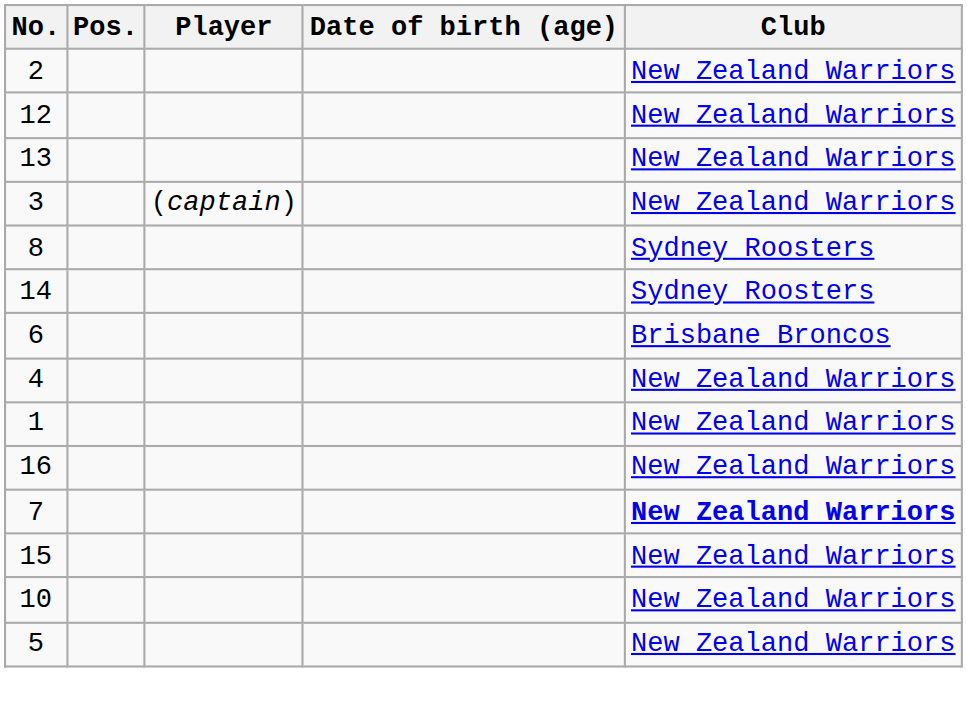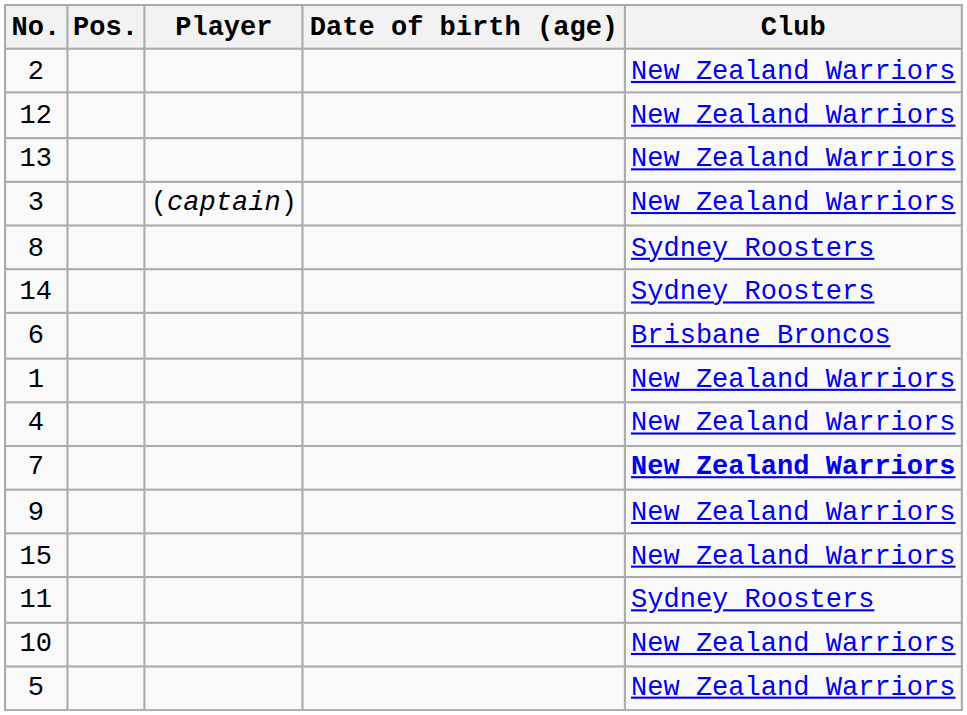rows swapped: (36, 380) <-> (36, 424)
- row: (36, 468)
+ row: (36, 512)
+ row: (36, 600)
